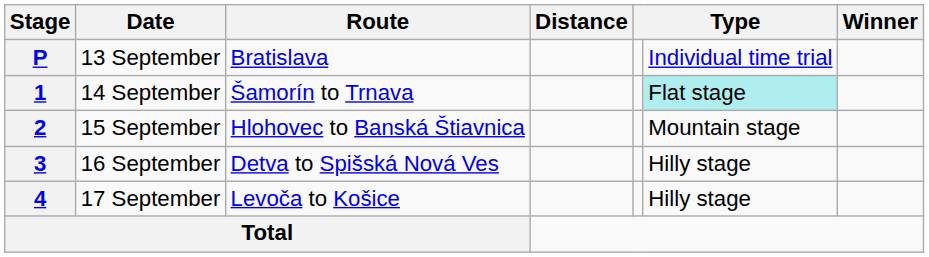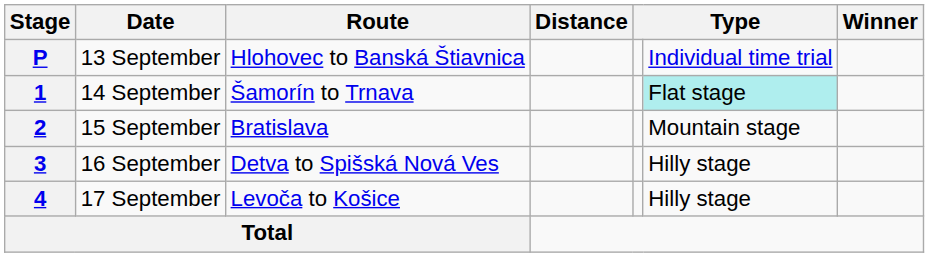(279, 57) Bratislava -> (378, 57) Hlohovec to Banská Štiavnica
(378, 127) Hlohovec to Banská Štiavnica -> (279, 127) Bratislava
